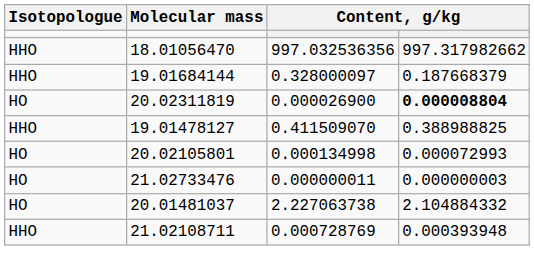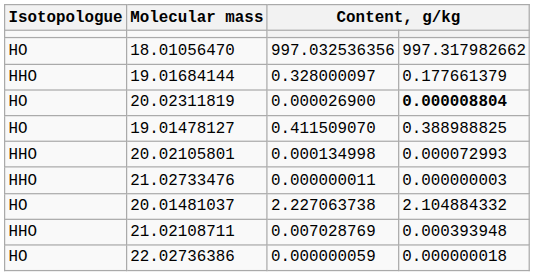(23, 51) HHO -> (18, 51) HO
(455, 77) 0.187668379 -> (455, 77) 0.177661379
(23, 128) HHO -> (18, 128) HO
(18, 154) HO -> (23, 154) HHO
(18, 180) HO -> (23, 180) HHO
(323, 232) 0.000728769 -> (323, 232) 0.007028769
+ row: (183, 258)
